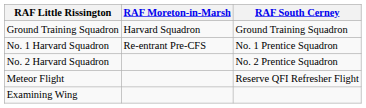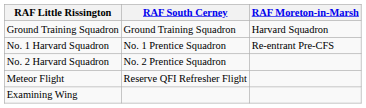columns swapped: (297, 12) <-> (177, 12)
